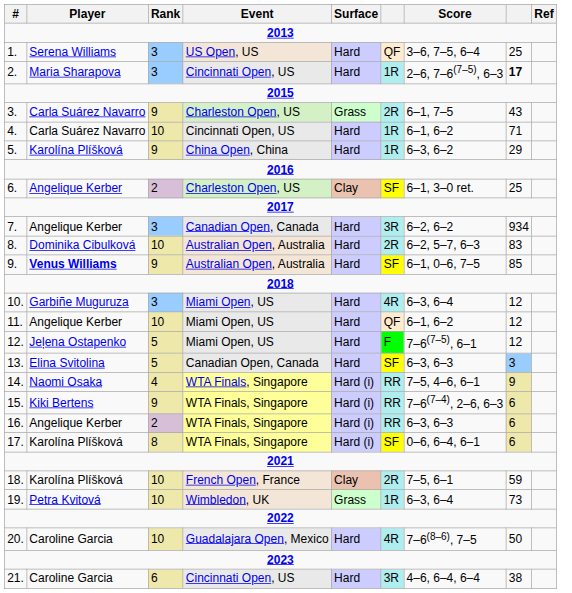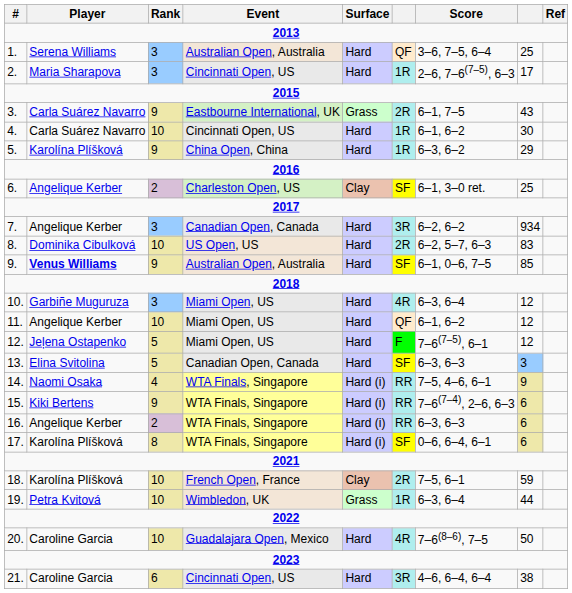(222, 52) US Open, US -> (255, 52) Australian Open, Australia
(515, 72) bold -> (527, 72) normal
(243, 112) Charleston Open, US -> (263, 112) Eastbourne International, UK
(515, 131) 71 -> (527, 131) 30
(255, 245) Australian Open, Australia -> (222, 245) US Open, US
(515, 499) 73 -> (527, 499) 44
